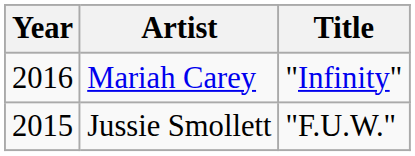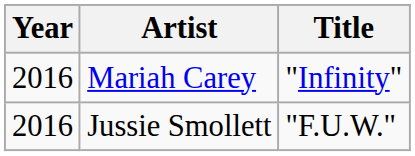(43, 125) 2015 -> (43, 125) 2016
